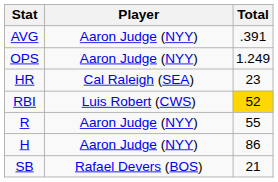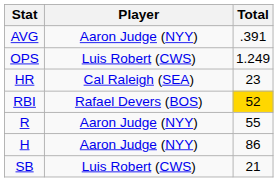(139, 58) Aaron Judge (NYY) -> (139, 58) Luis Robert (CWS)
(139, 101) Luis Robert (CWS) -> (139, 101) Rafael Devers (BOS)
(139, 166) Rafael Devers (BOS) -> (139, 166) Luis Robert (CWS)
